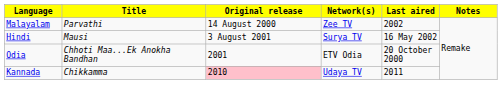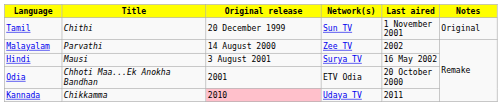+ row: (18, 29)
